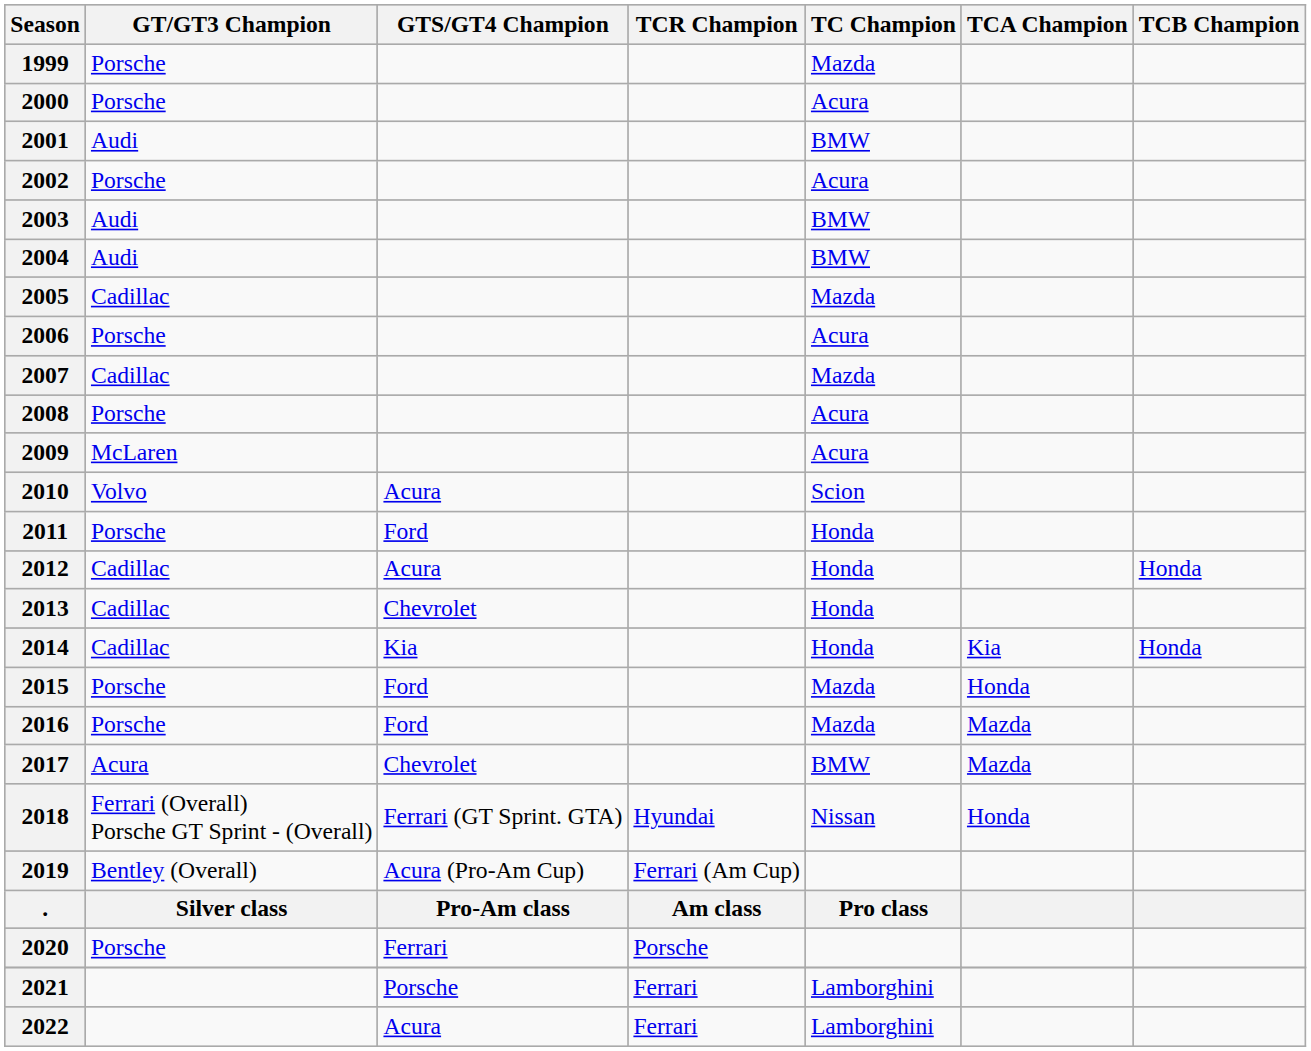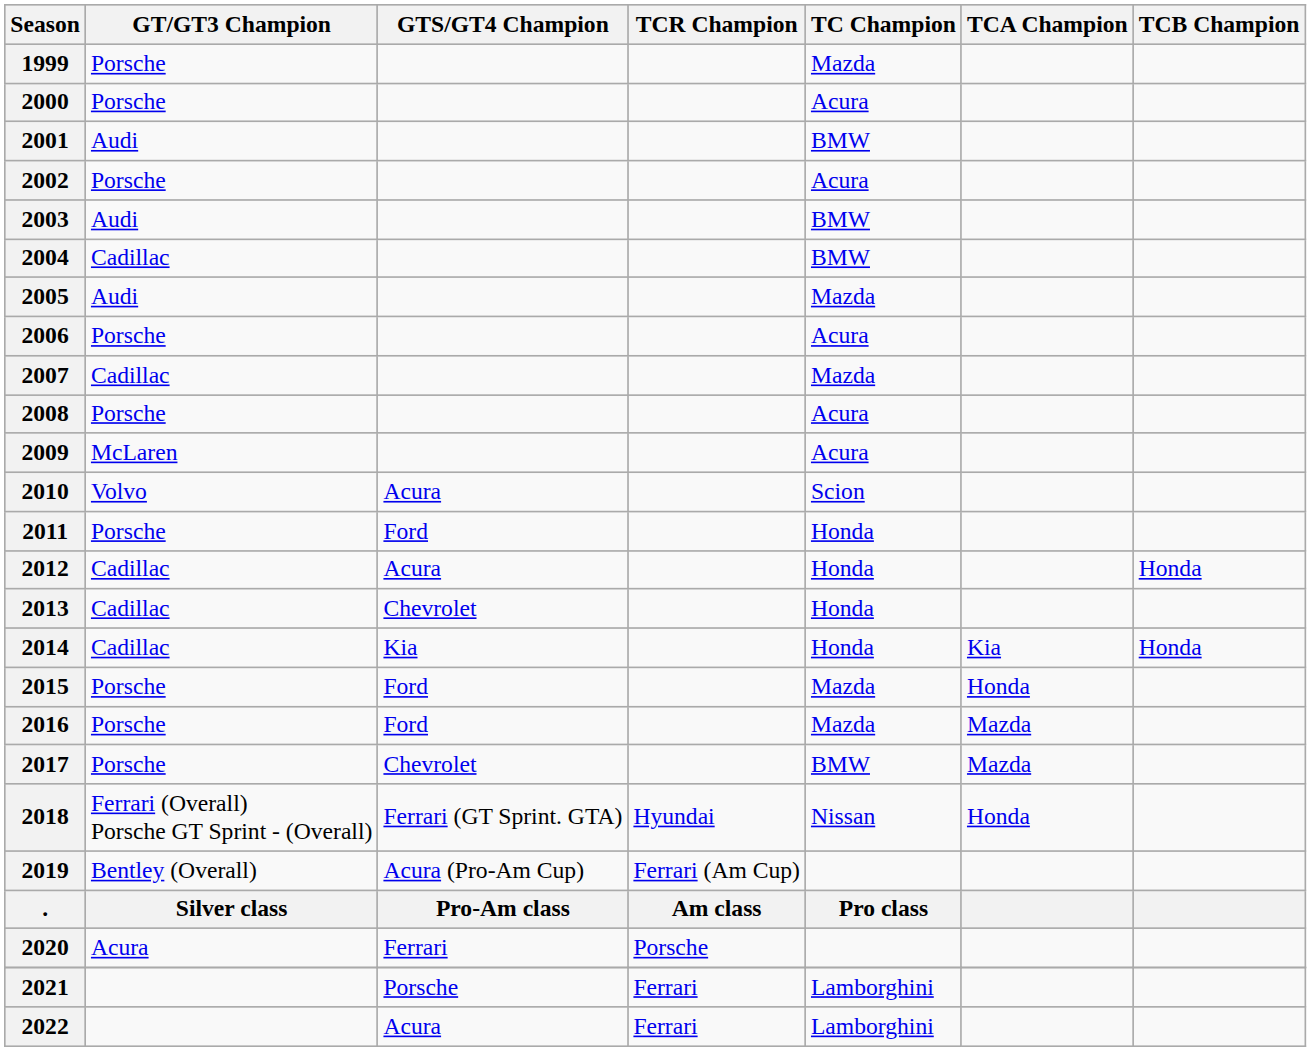(115, 258) Audi -> (130, 258) Cadillac
(130, 297) Cadillac -> (115, 297) Audi
(120, 764) Acura -> (128, 764) Porsche
(128, 948) Porsche -> (120, 948) Acura
